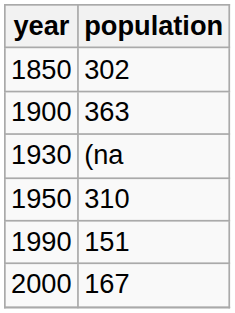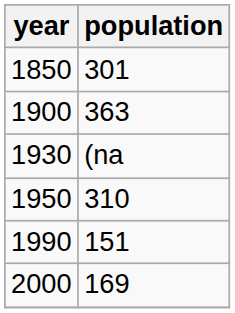(107, 69) 302 -> (107, 69) 301
(107, 284) 167 -> (107, 284) 169
